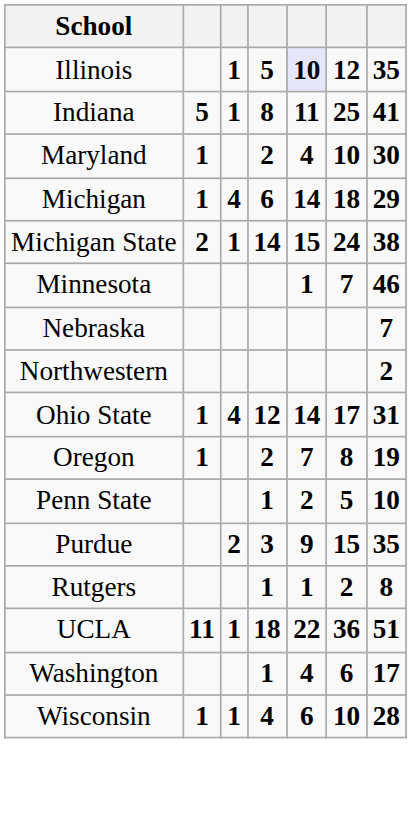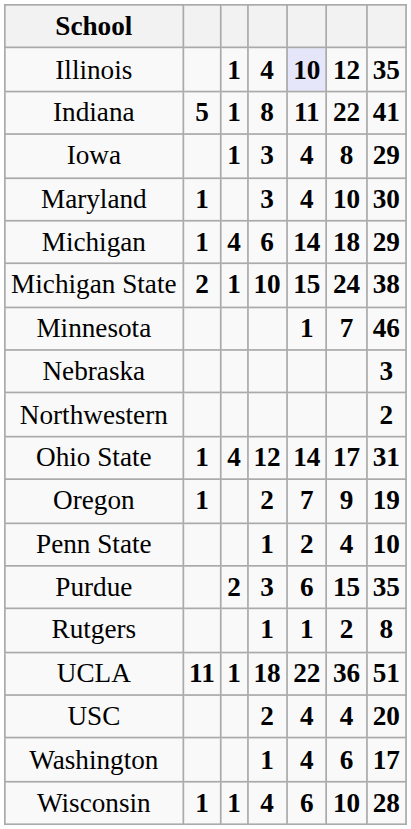(267, 69) 5 -> (267, 69) 4
(347, 112) 25 -> (347, 112) 22
+ row: (94, 155)
(267, 155) 2 -> (267, 198) 3
(267, 241) 14 -> (267, 284) 10
(386, 328) 7 -> (386, 371) 3
(347, 457) 8 -> (347, 500) 9
(347, 500) 5 -> (347, 543) 4
(307, 543) 9 -> (307, 586) 6
+ row: (94, 716)
